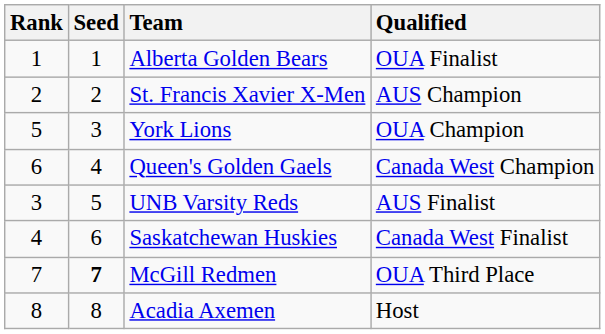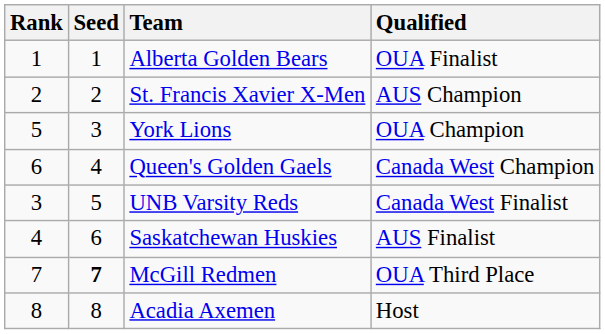(436, 202) AUS Finalist -> (472, 202) Canada West Finalist
(472, 238) Canada West Finalist -> (436, 238) AUS Finalist
